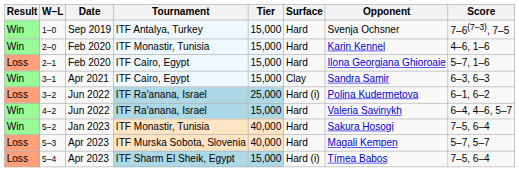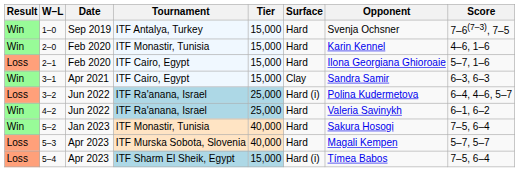(470, 95) 6–1, 6–2 -> (481, 95) 6–4, 4–6, 5–7
(266, 111) 15,000 -> (266, 111) 25,000
(481, 111) 6–4, 4–6, 5–7 -> (470, 111) 6–1, 6–2
